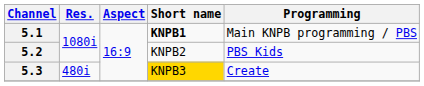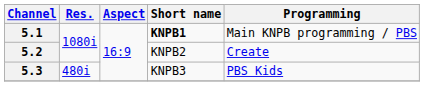(255, 52) PBS Kids -> (248, 52) Create
(168, 71) gold background -> (168, 71) no background
(248, 71) Create -> (255, 71) PBS Kids
